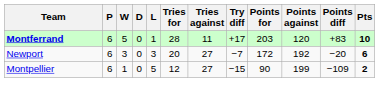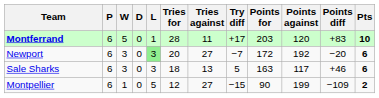(154, 54) no background -> (154, 54) lightgreen background
+ row: (33, 69)
